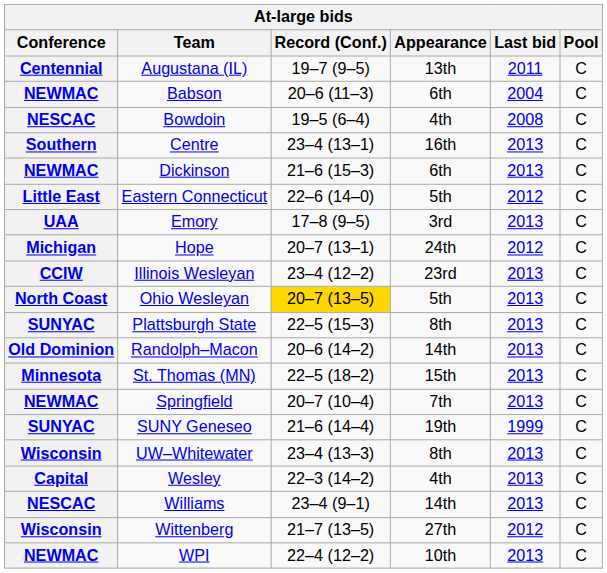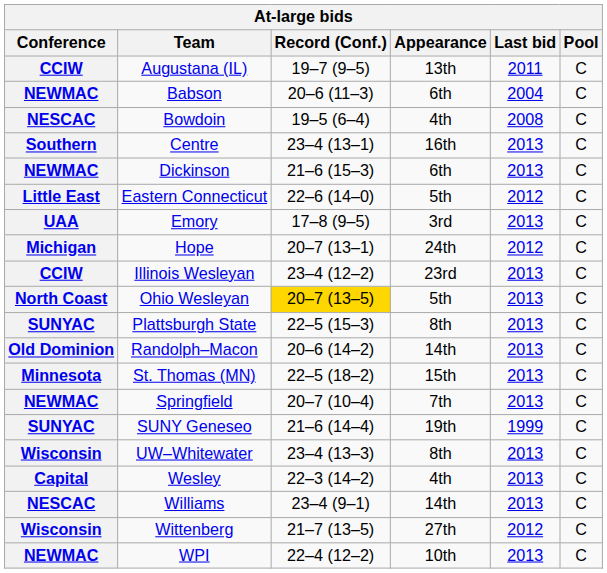(61, 68) Centennial -> (61, 68) CCIW
